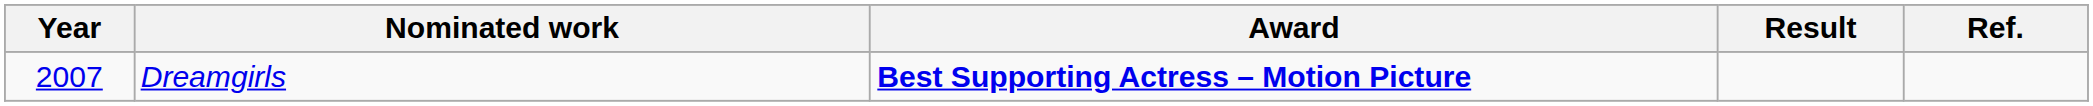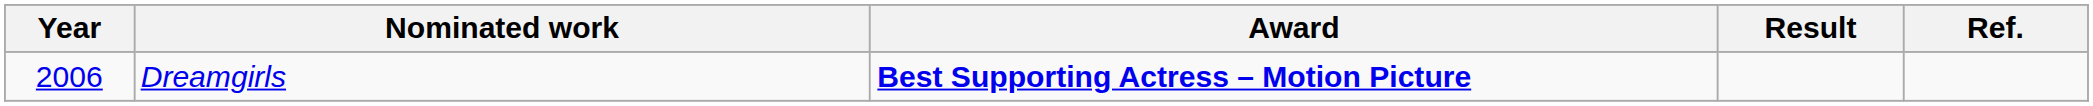(69, 76) 2007 -> (69, 76) 2006
